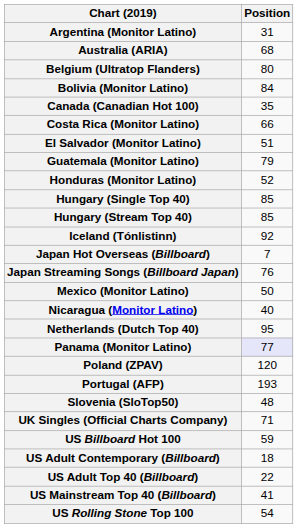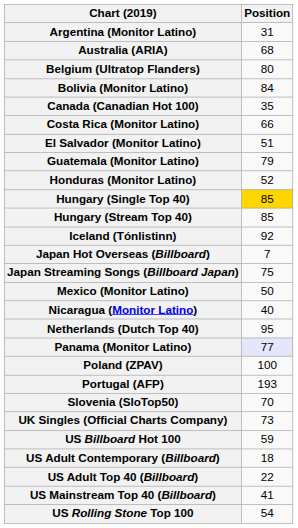(267, 198) no background -> (267, 198) gold background
(267, 273) 76 -> (267, 273) 75
(267, 365) 120 -> (267, 365) 100
(267, 402) 48 -> (267, 402) 70
(267, 421) 71 -> (267, 421) 73
